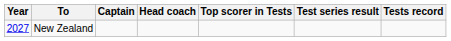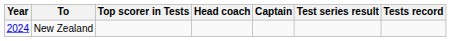columns swapped: (116, 12) <-> (246, 12)
(18, 28) 2027 -> (18, 28) 2024
